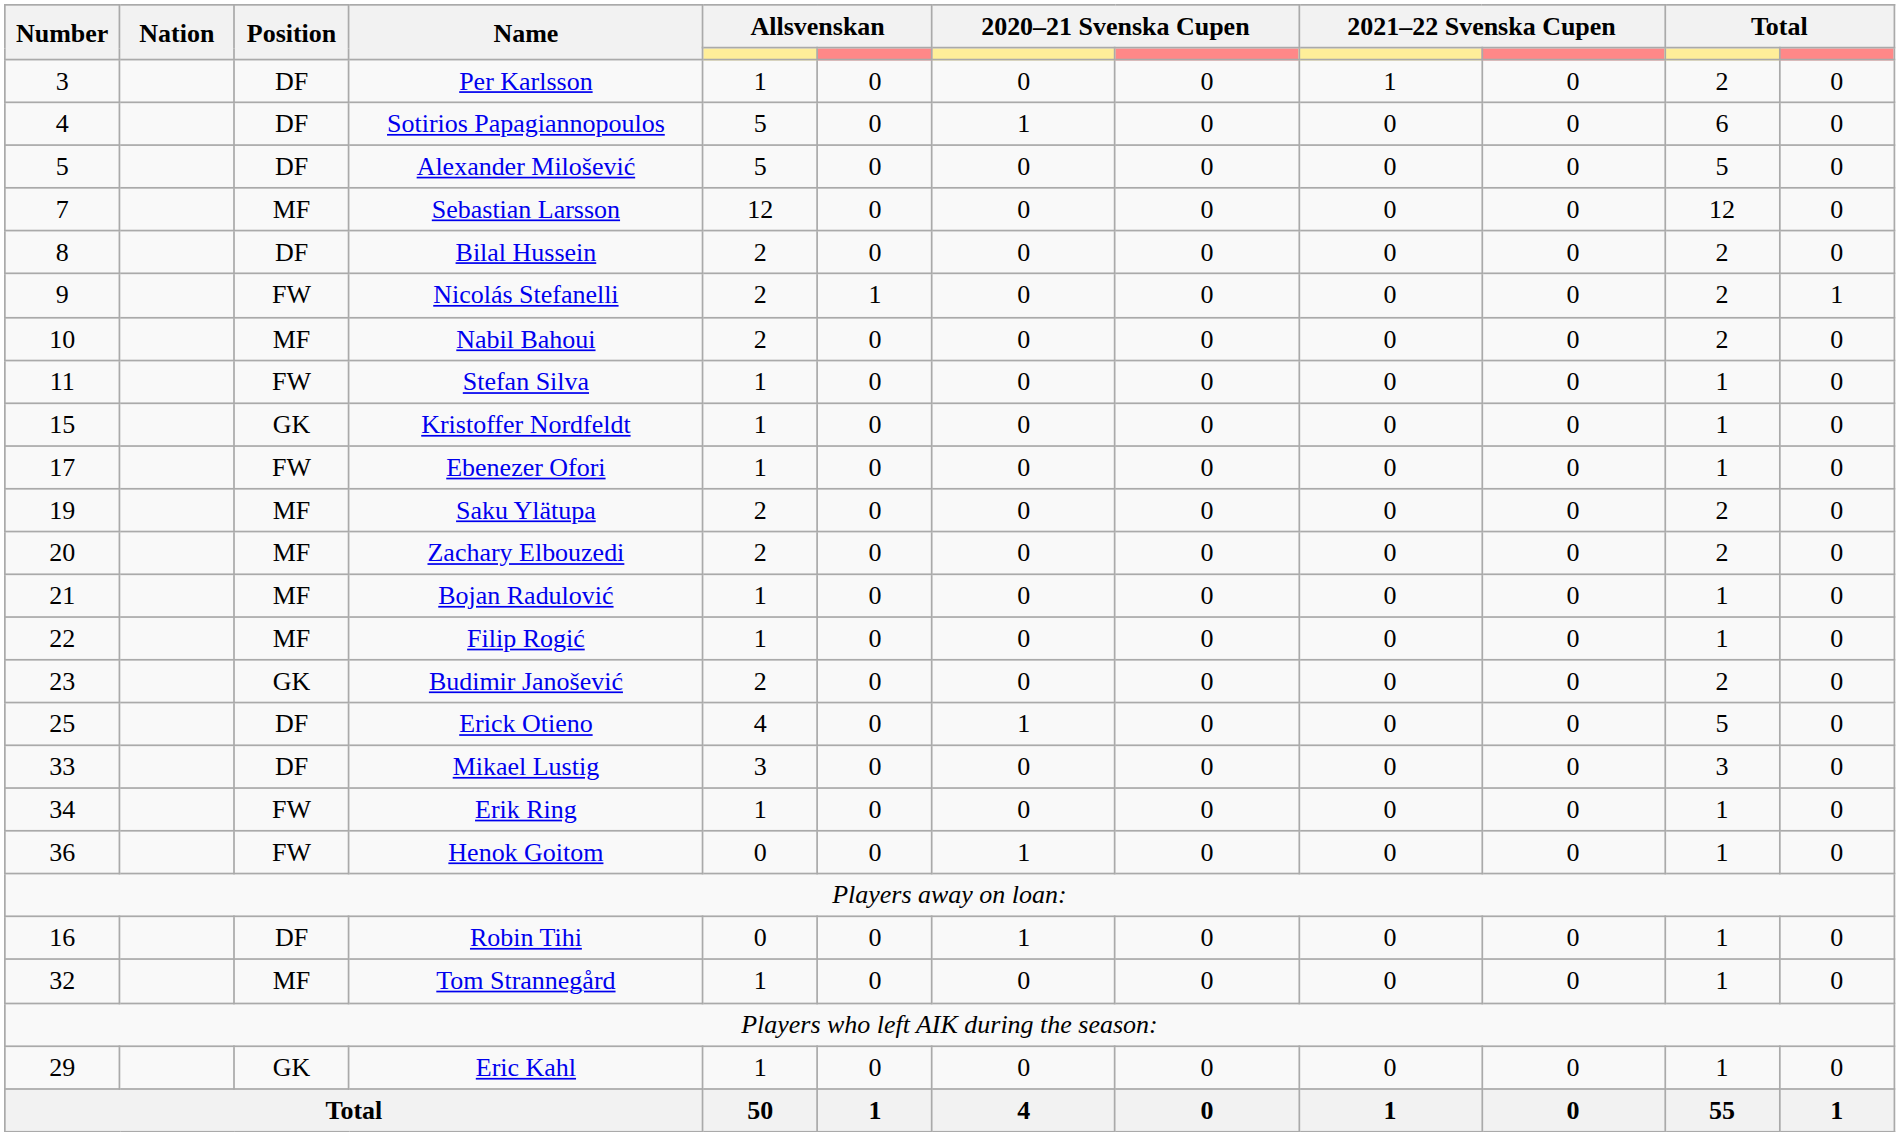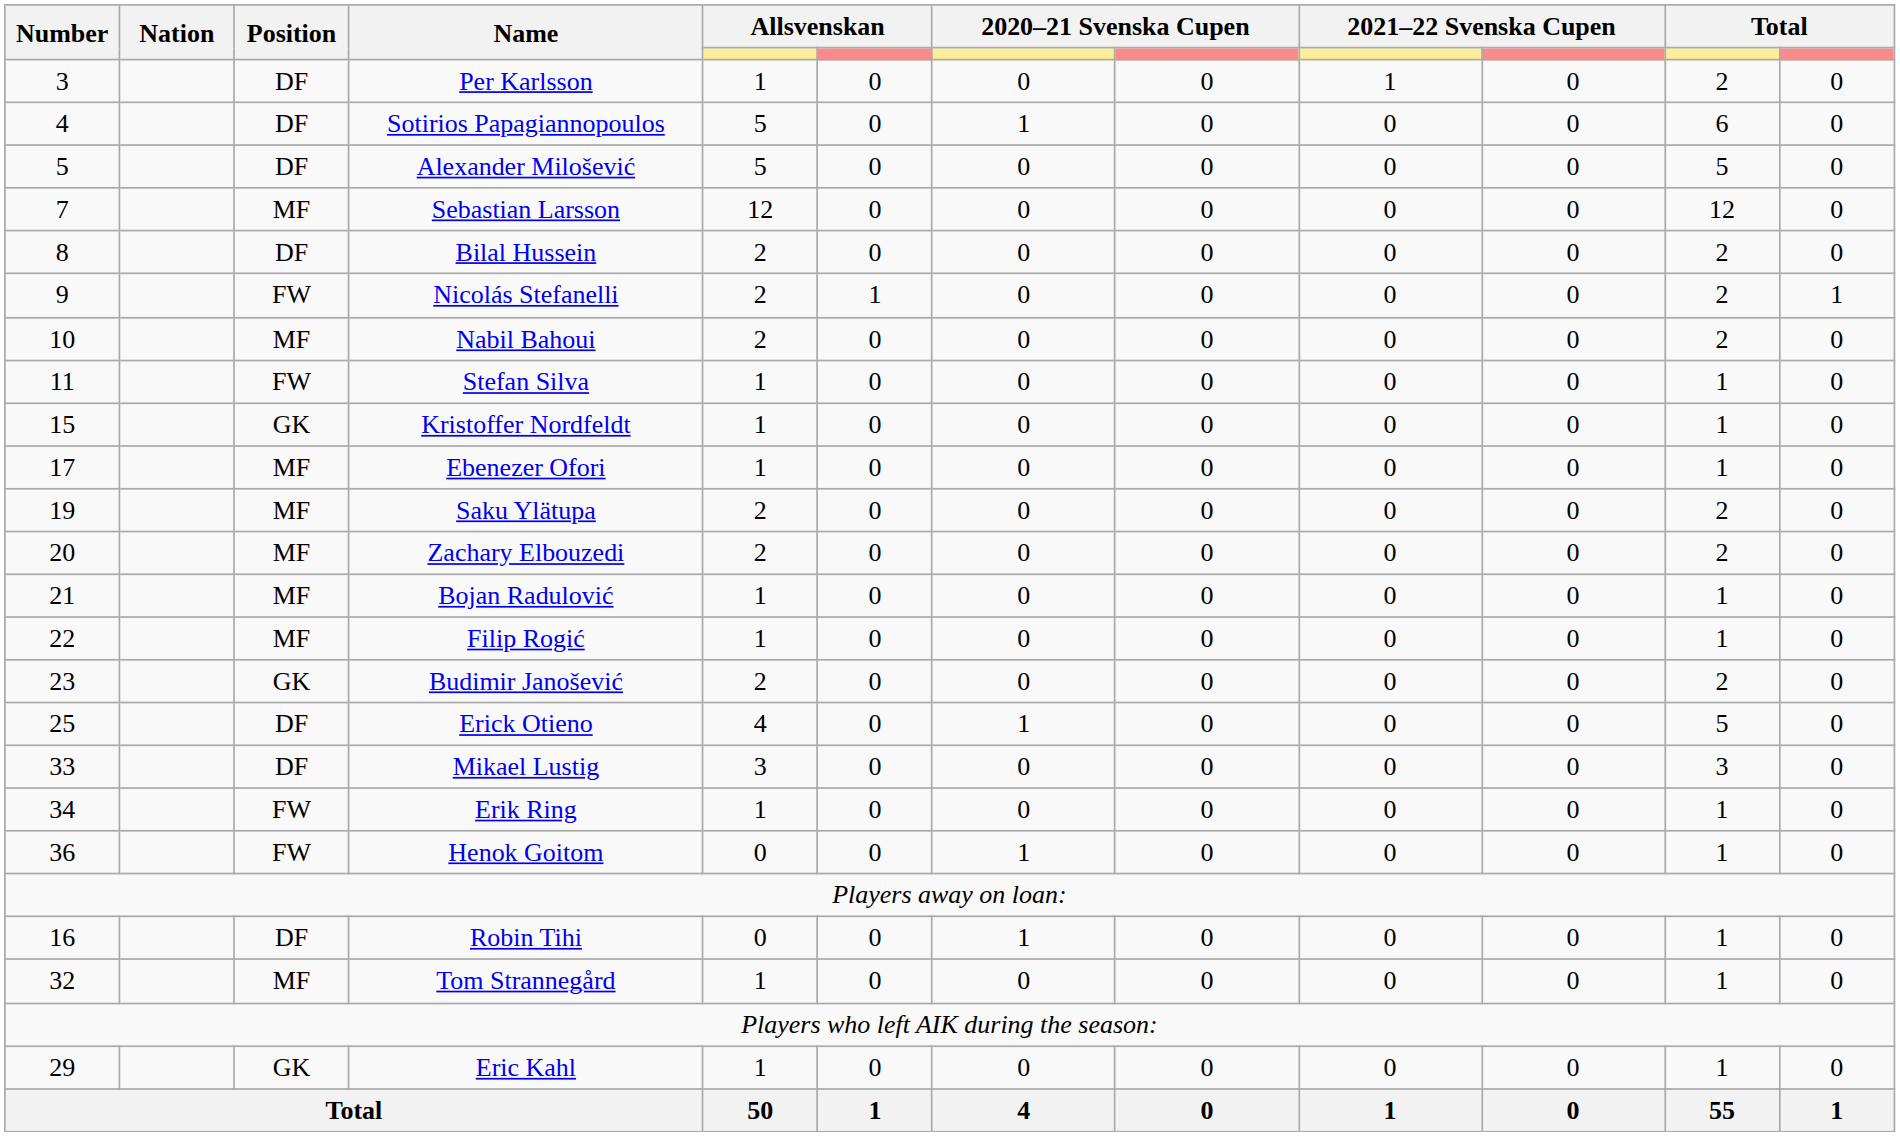(292, 466) FW -> (292, 466) MF
